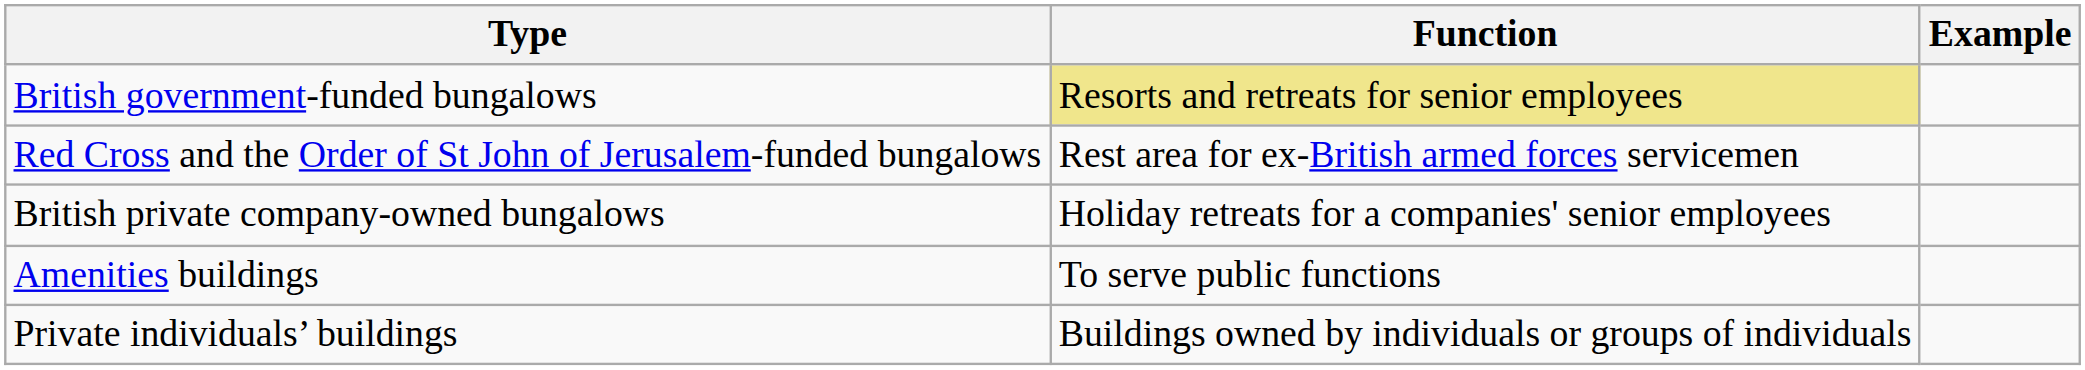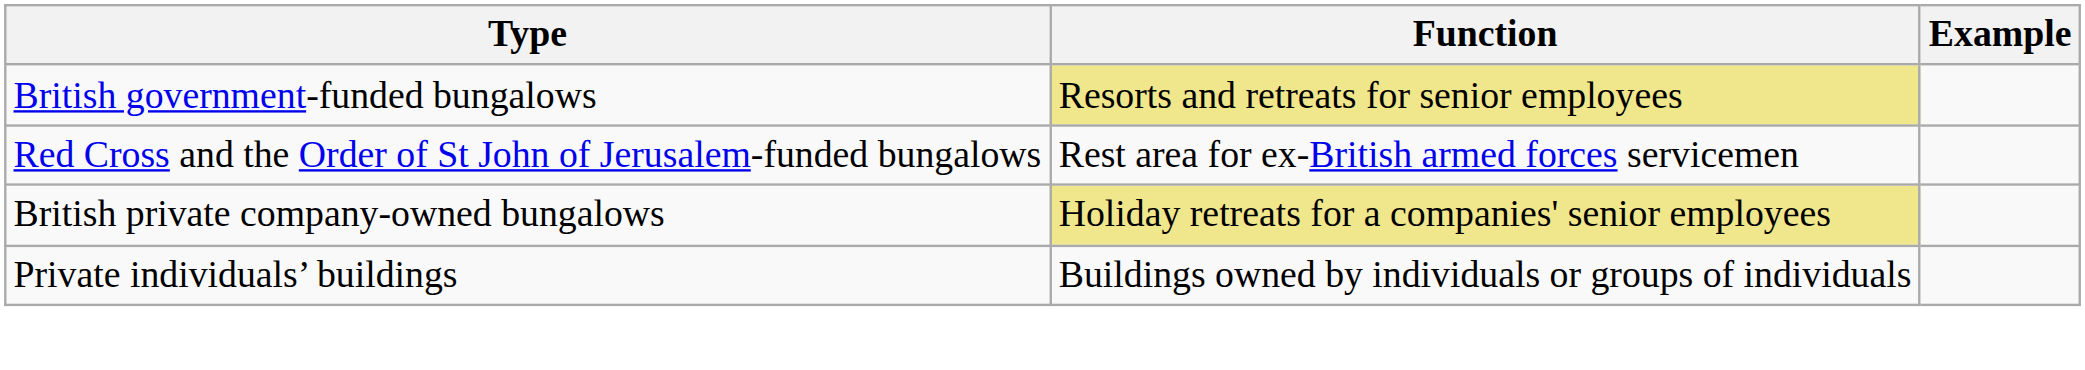(1445, 214) no background -> (1445, 214) khaki background
- row: (166, 273)
